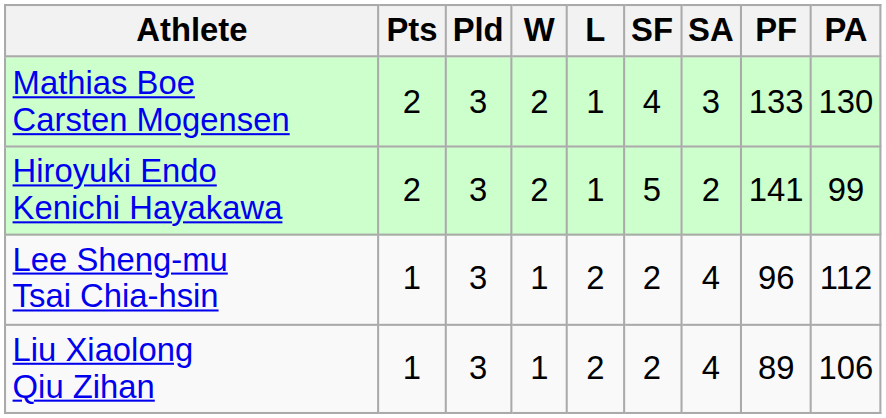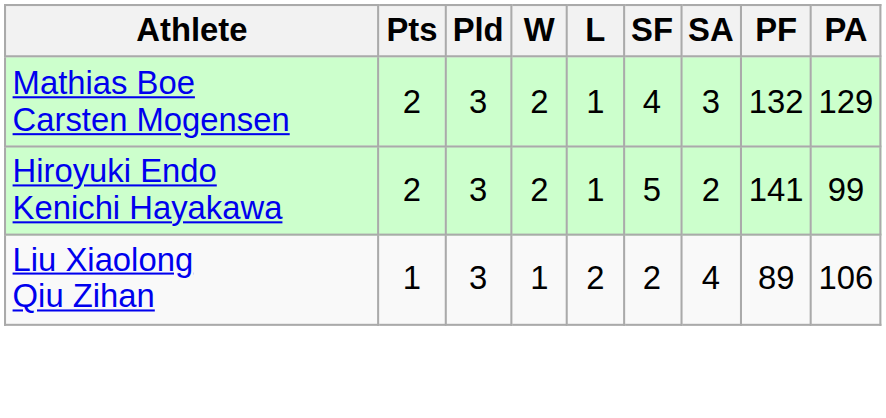(776, 100) 133 -> (776, 100) 132
(846, 100) 130 -> (846, 100) 129
- row: (120, 278)
